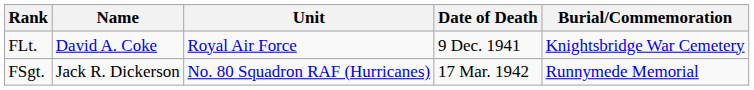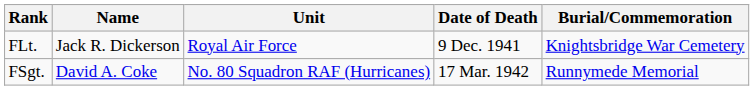(106, 44) David A. Coke -> (118, 44) Jack R. Dickerson
(118, 71) Jack R. Dickerson -> (106, 71) David A. Coke
